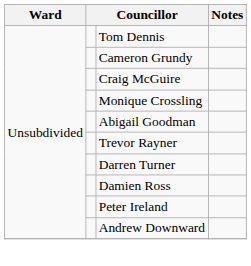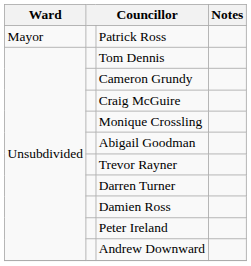+ row: (132, 36)
